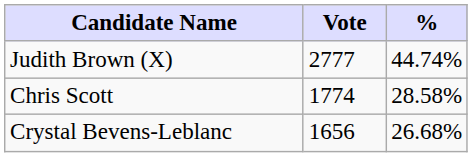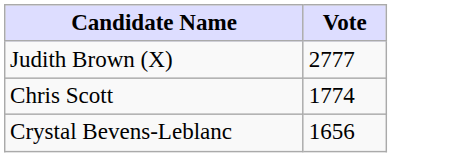- column: (427, 22)
